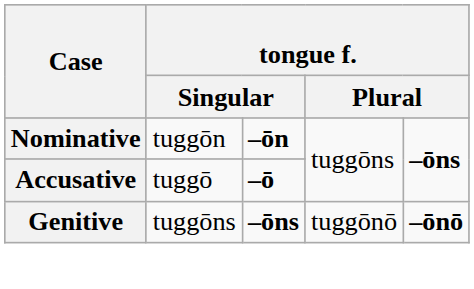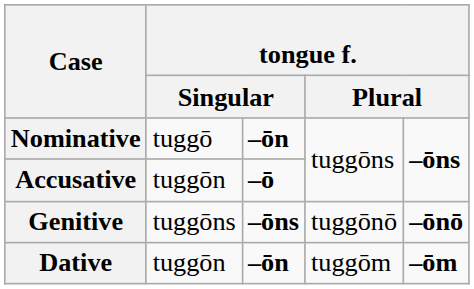(189, 138) tuggōn -> (183, 138) tuggō
(183, 179) tuggō -> (189, 179) tuggōn
+ row: (76, 262)
